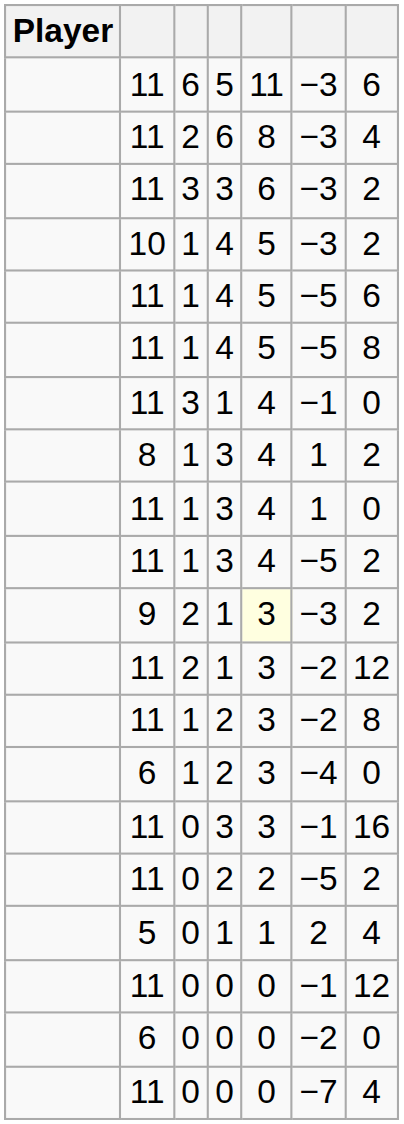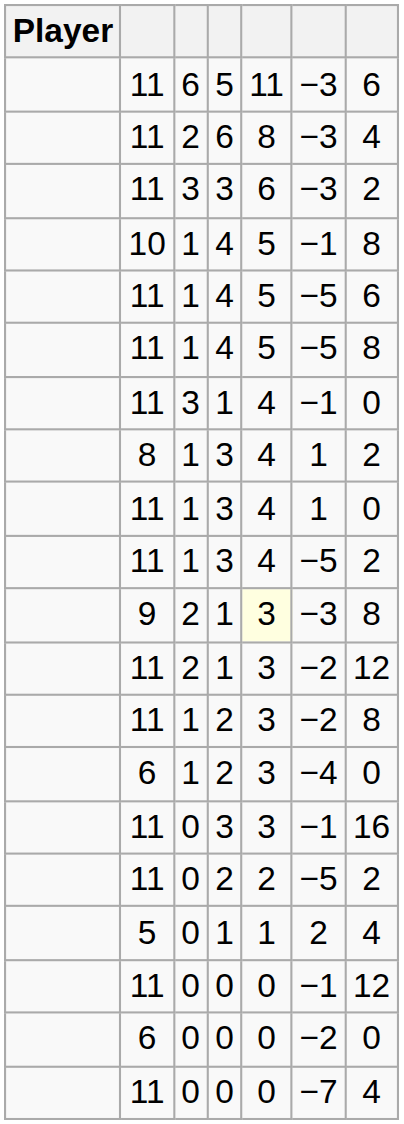(318, 243) −3 -> (318, 243) −1
(372, 243) 2 -> (372, 243) 8
(372, 614) 2 -> (372, 614) 8
